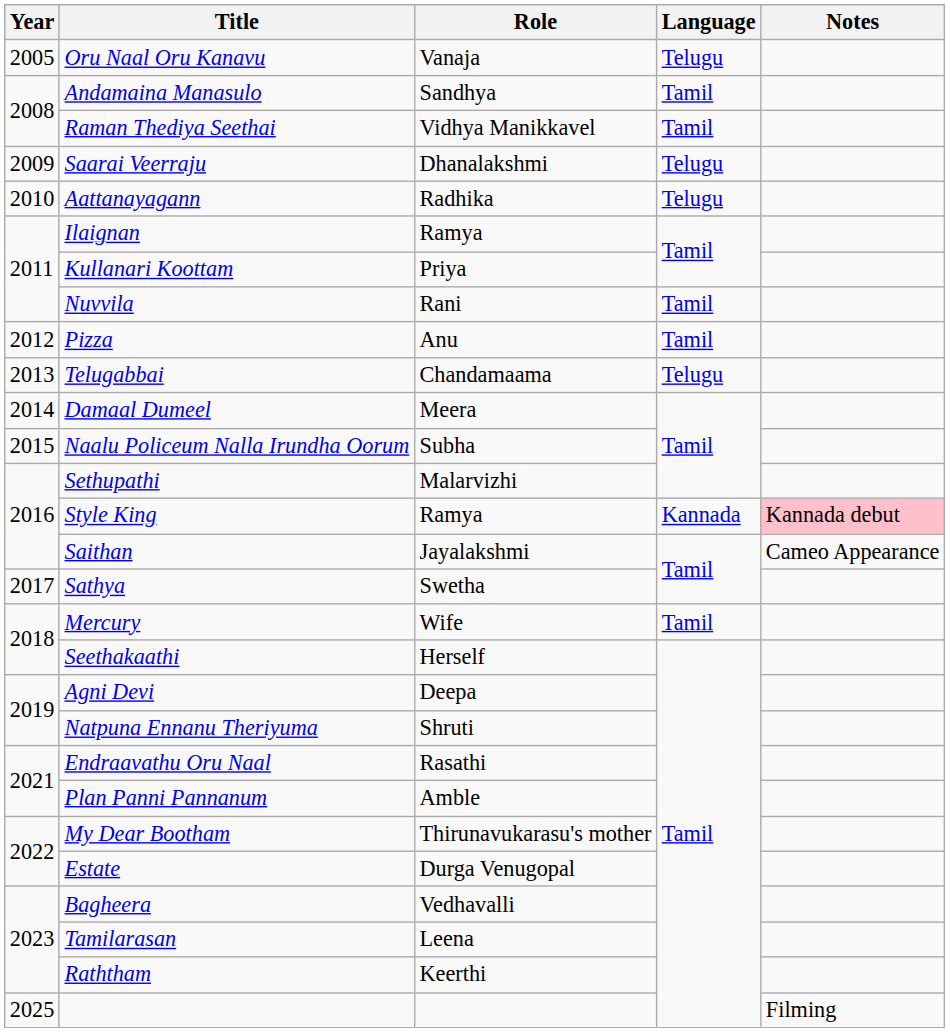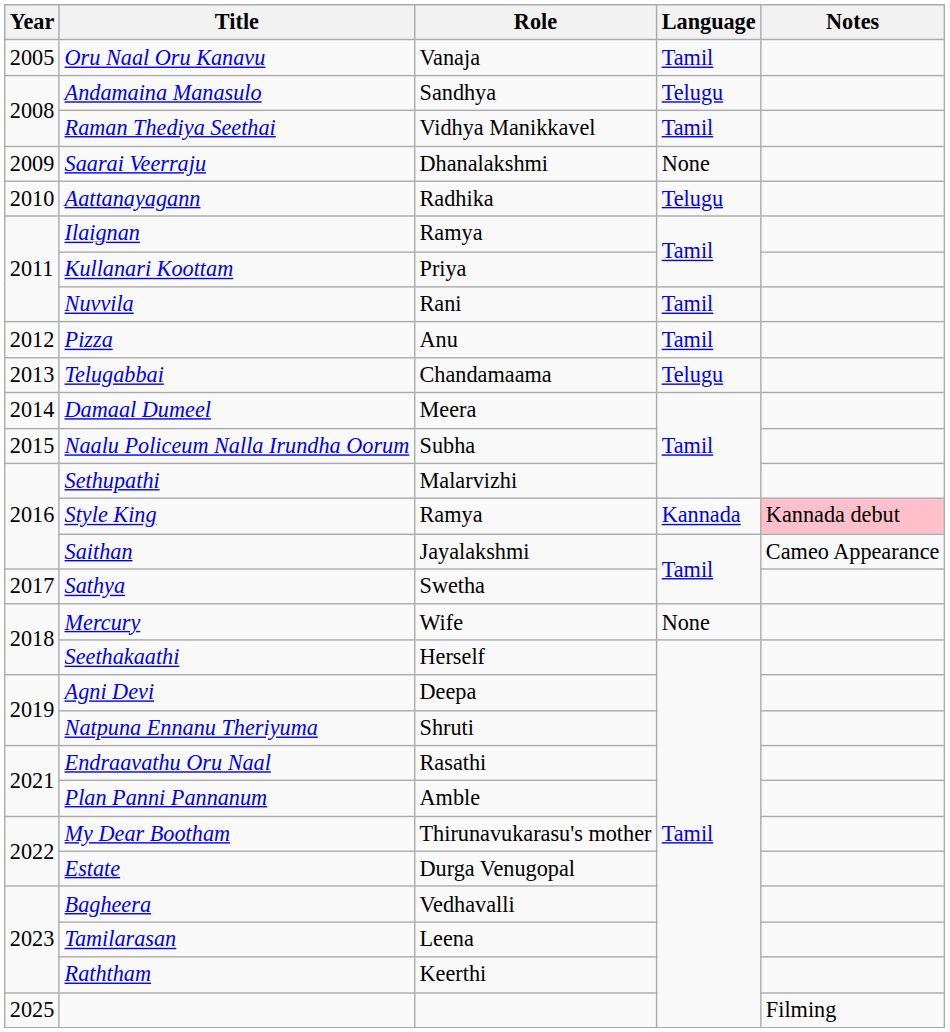(692, 57) Telugu -> (687, 57) Tamil
(687, 92) Tamil -> (692, 92) Telugu
(692, 163) Telugu -> (686, 163) None
(687, 621) Tamil -> (686, 621) None
